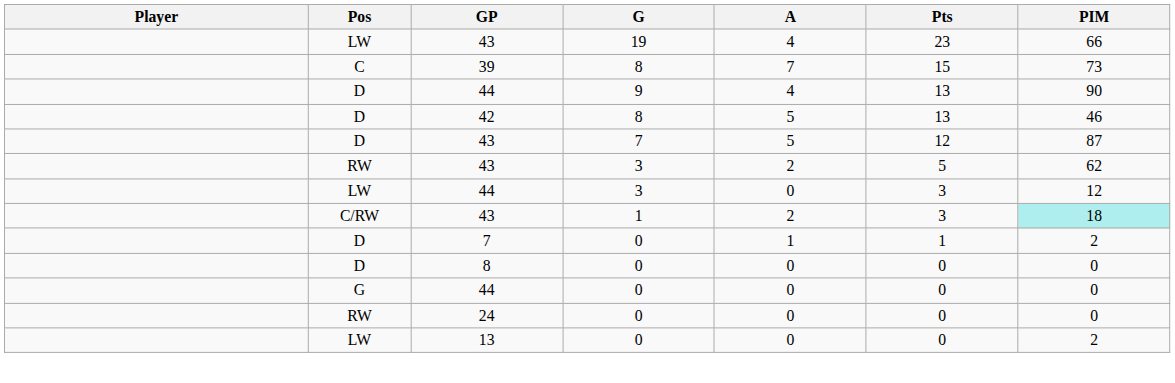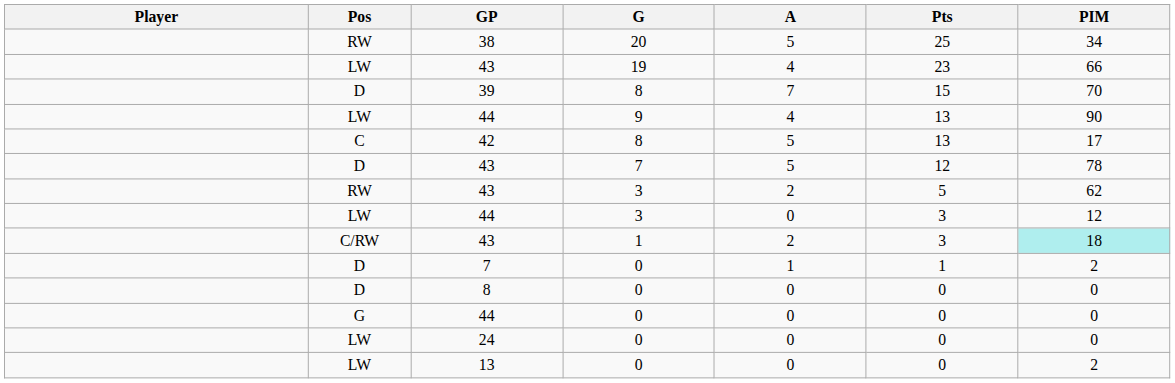+ row: (487, 41)
(359, 66) C -> (359, 91) D
(1094, 66) 73 -> (1094, 91) 70
(359, 91) D -> (359, 116) LW
(359, 116) D -> (359, 141) C
(1094, 116) 46 -> (1094, 141) 17
(1094, 141) 87 -> (1094, 166) 78
(359, 315) RW -> (359, 340) LW
